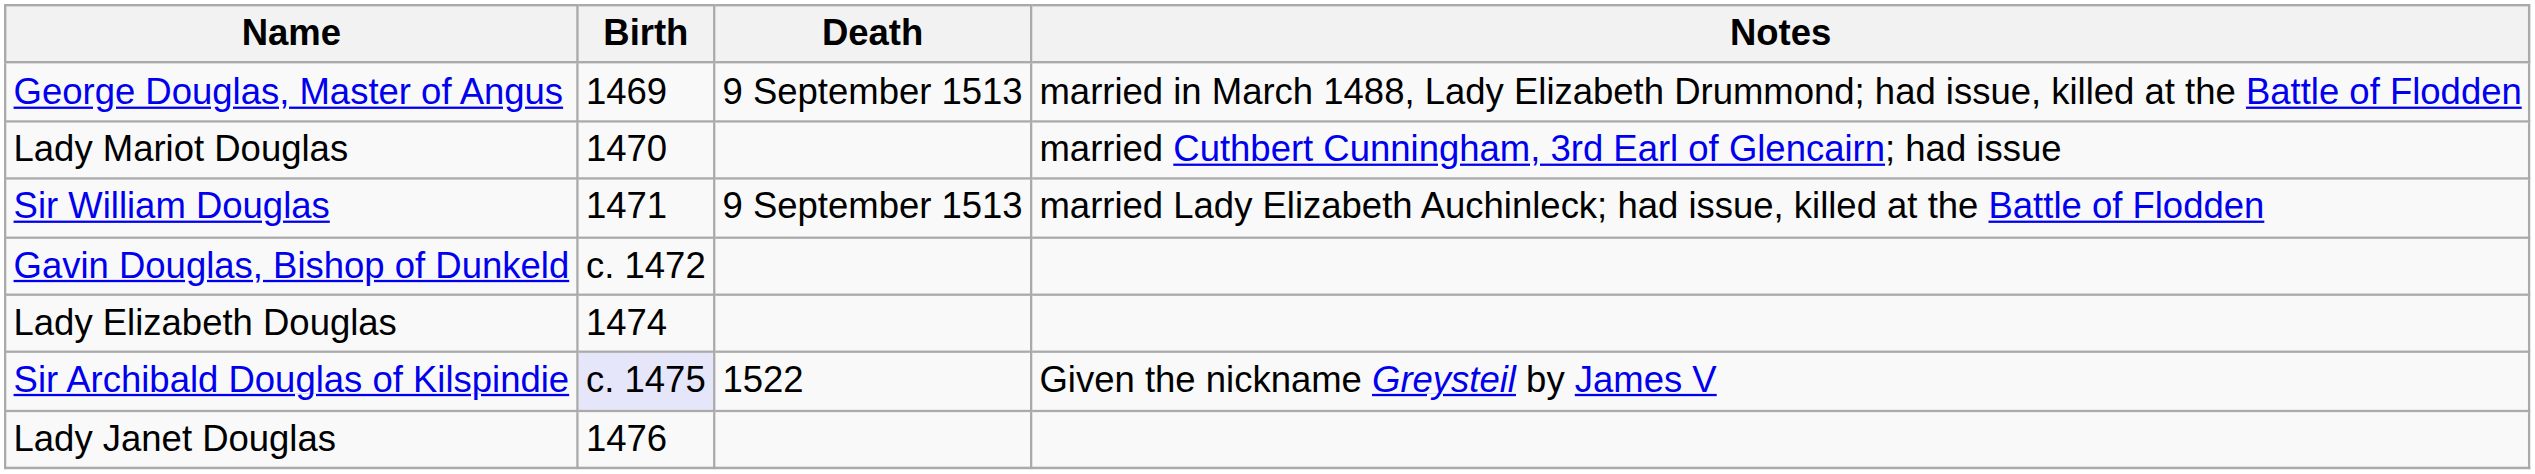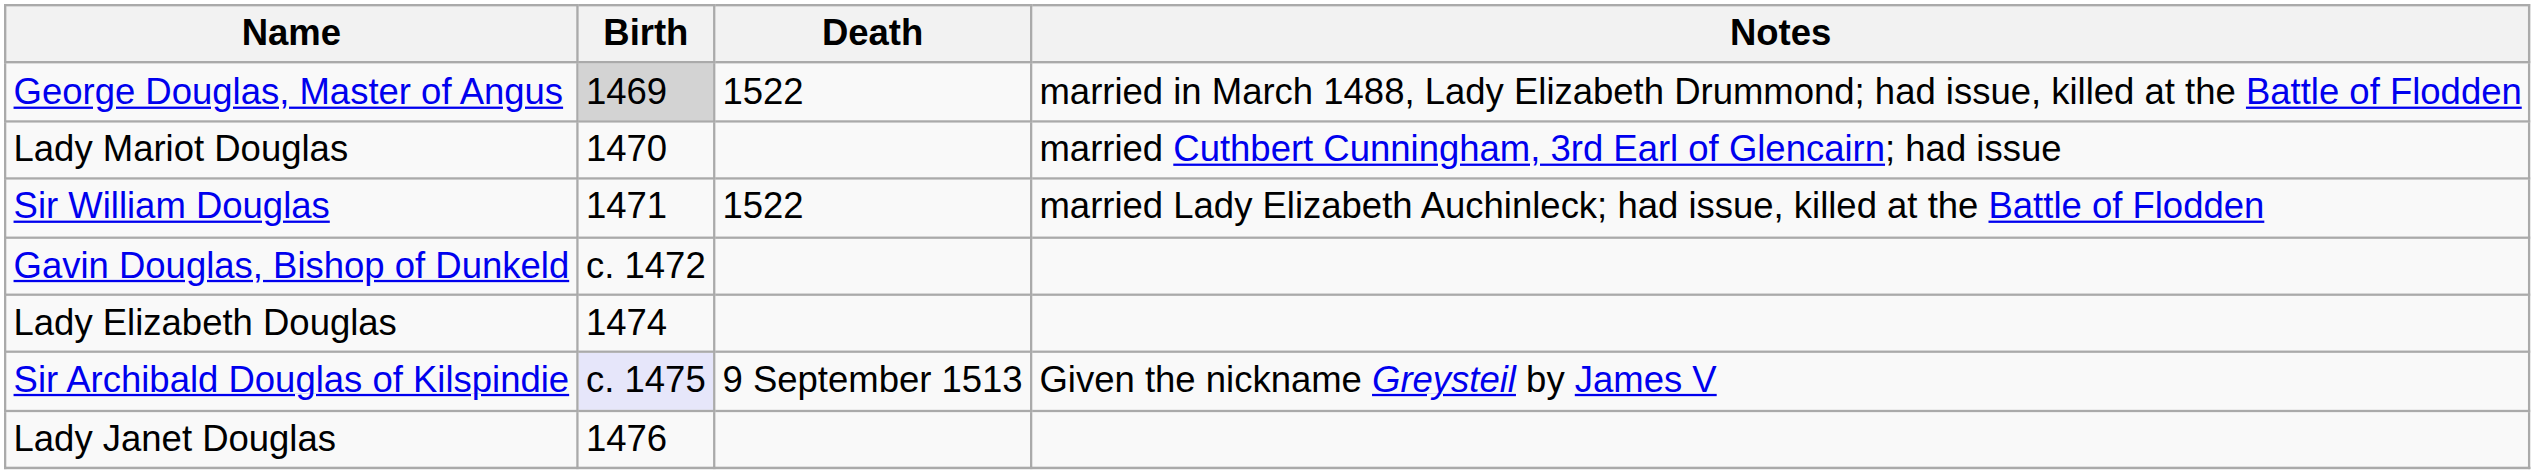(627, 91) no background -> (627, 91) lightgrey background
(873, 91) 9 September 1513 -> (763, 91) 1522
(873, 206) 9 September 1513 -> (763, 206) 1522
(763, 380) 1522 -> (873, 380) 9 September 1513
